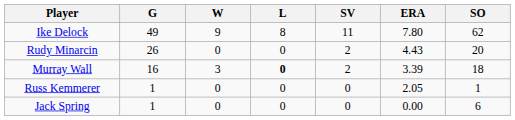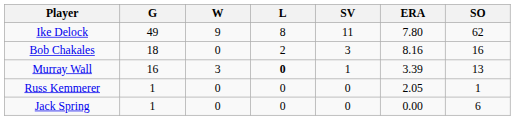- row: (62, 50)
+ row: (62, 50)
(348, 69) 2 -> (348, 69) 1
(478, 69) 18 -> (478, 69) 13
